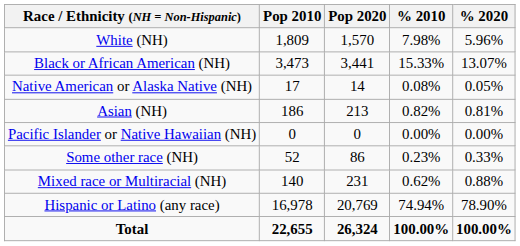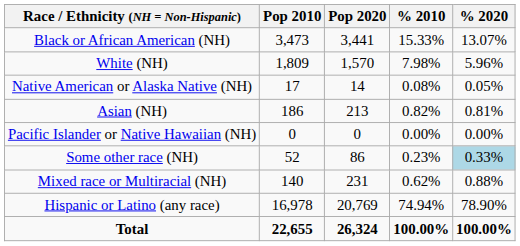rows swapped: (132, 39) <-> (132, 63)
(484, 157) no background -> (484, 157) lightblue background
